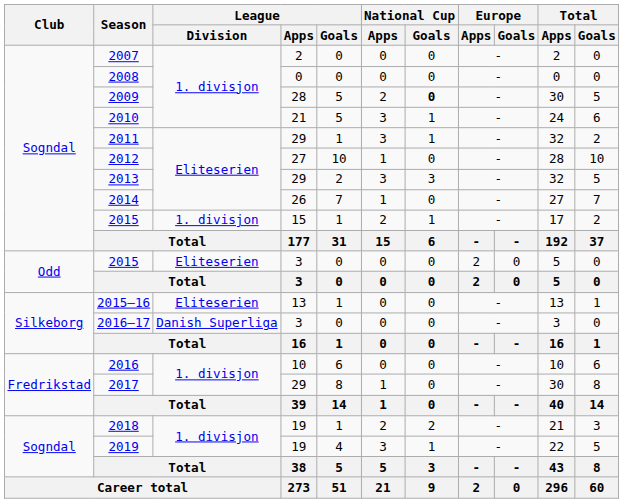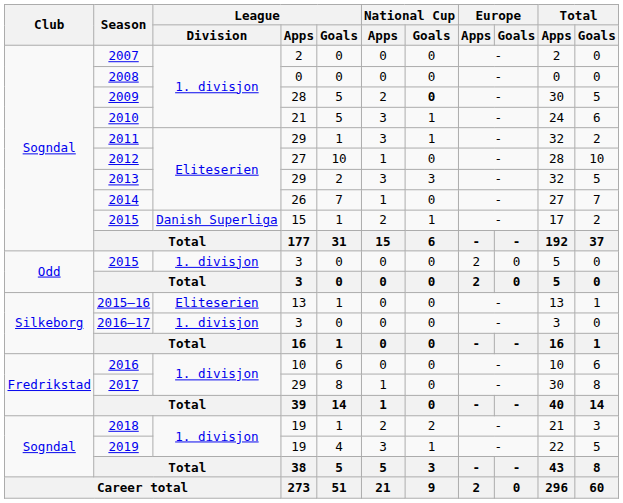(217, 220) 1. divisjon -> (217, 220) Danish Superliga
(217, 261) Eliteserien -> (217, 261) 1. divisjon
(217, 323) Danish Superliga -> (217, 323) 1. divisjon
